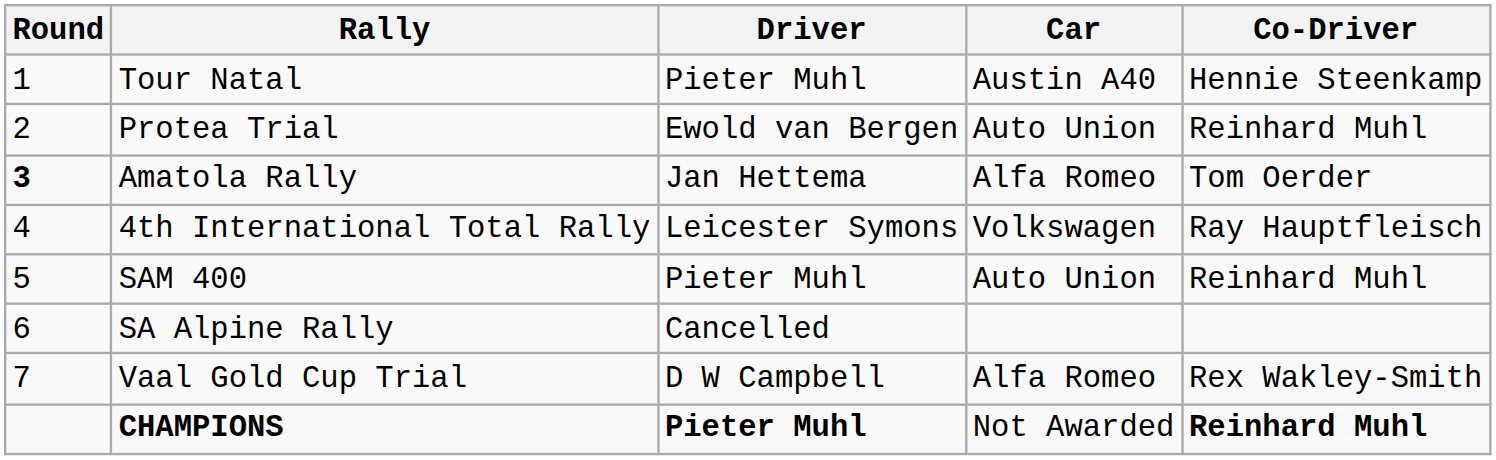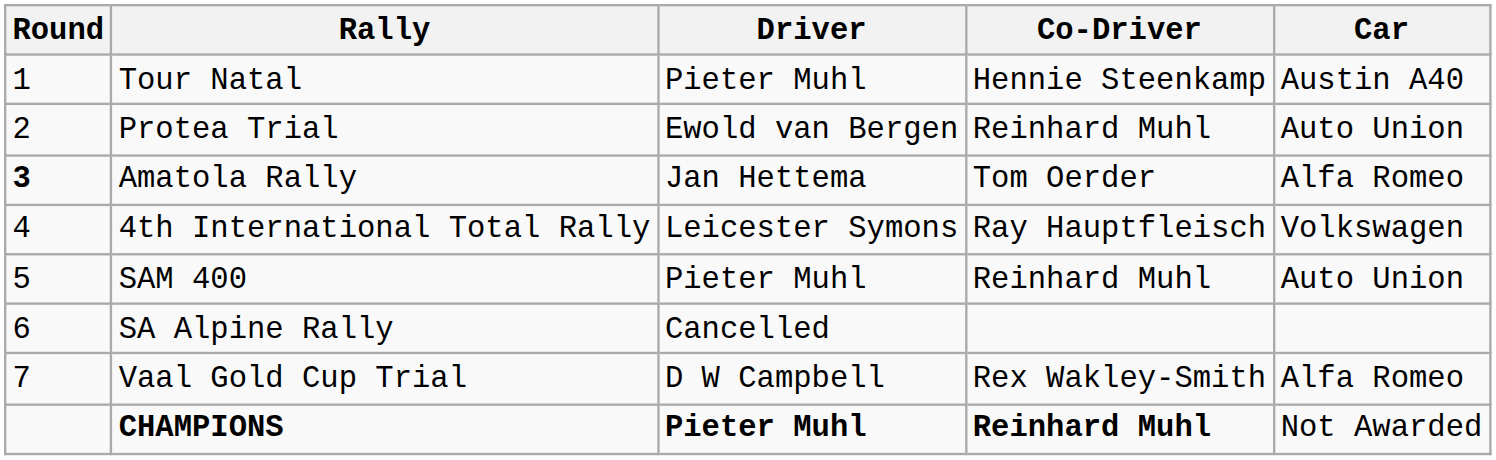columns swapped: (1336, 30) <-> (1074, 30)
